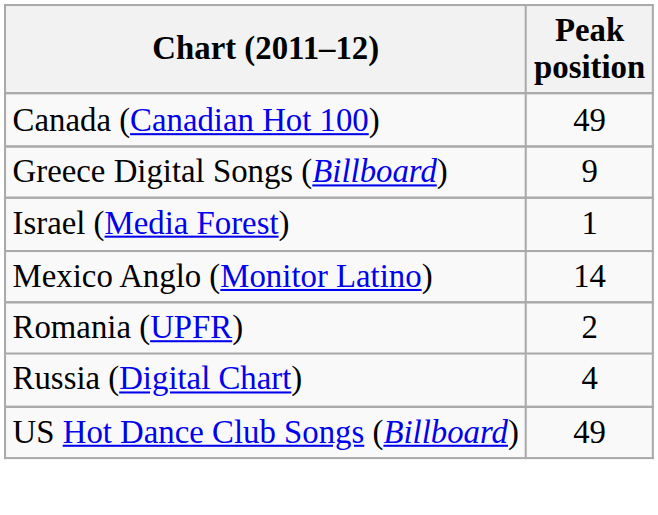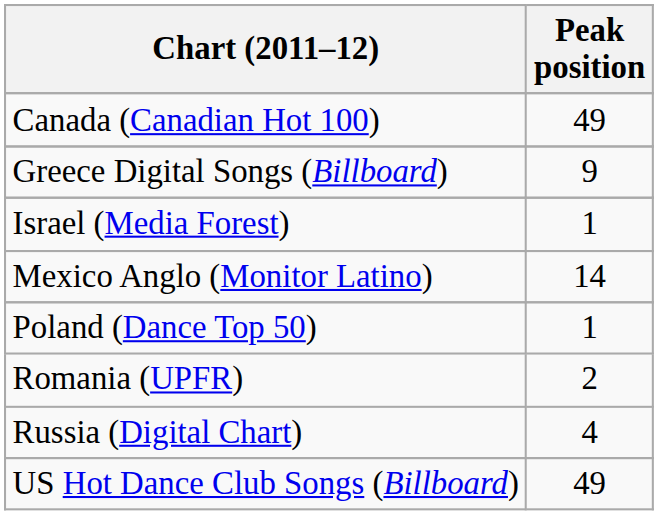+ row: (165, 327)
